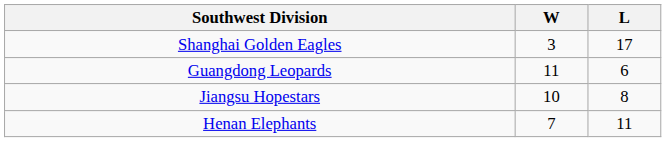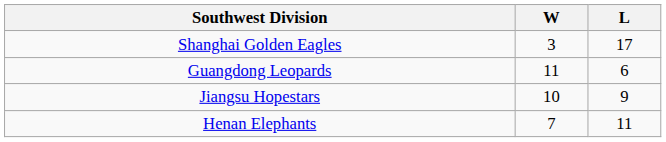(624, 96) 8 -> (624, 96) 9
